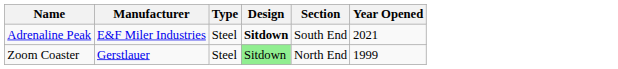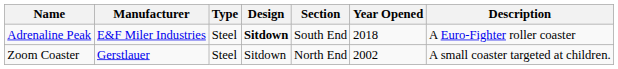+ column: (520, 14)
(366, 34) 2021 -> (366, 34) 2018
(265, 54) lightgreen background -> (265, 54) no background
(366, 54) 1999 -> (366, 54) 2002
